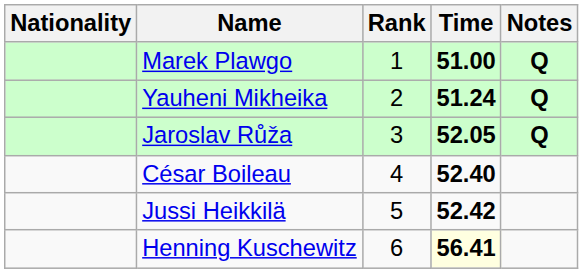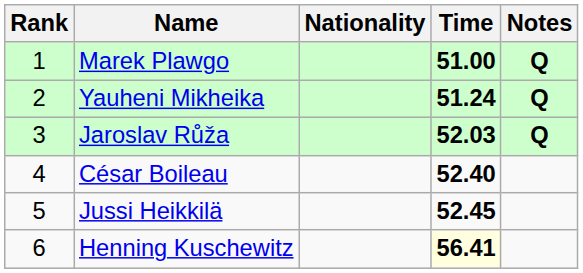columns swapped: (397, 23) <-> (71, 23)
(466, 135) 52.05 -> (466, 135) 52.03
(466, 211) 52.42 -> (466, 211) 52.45
